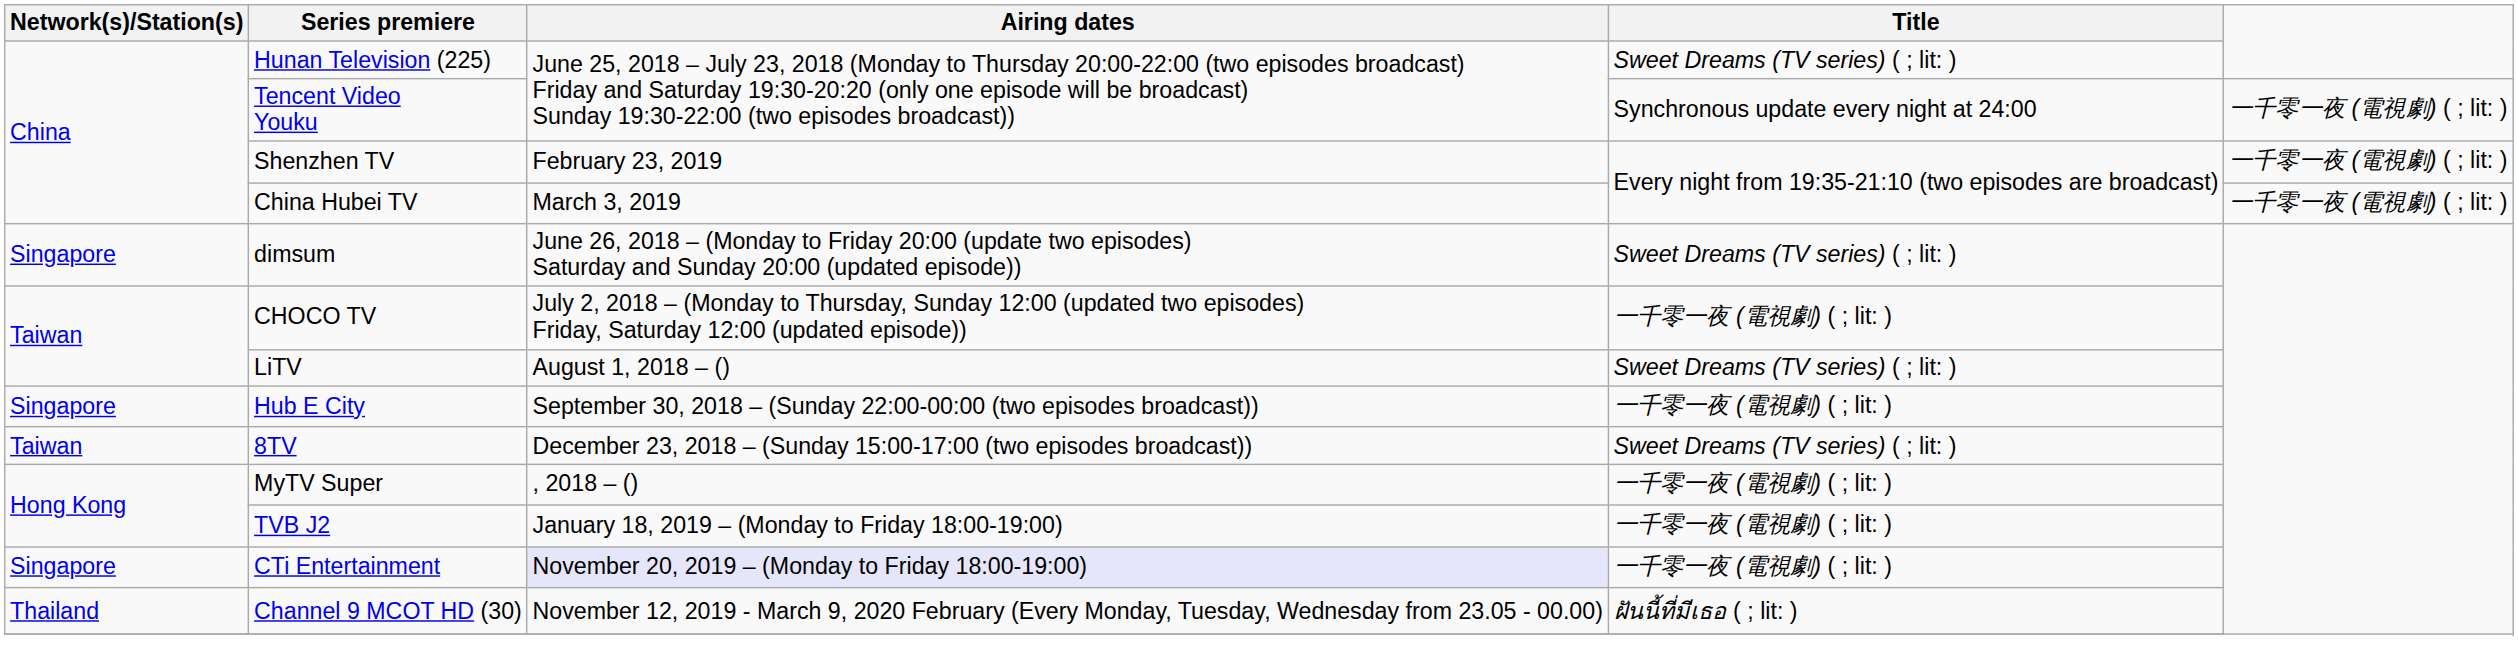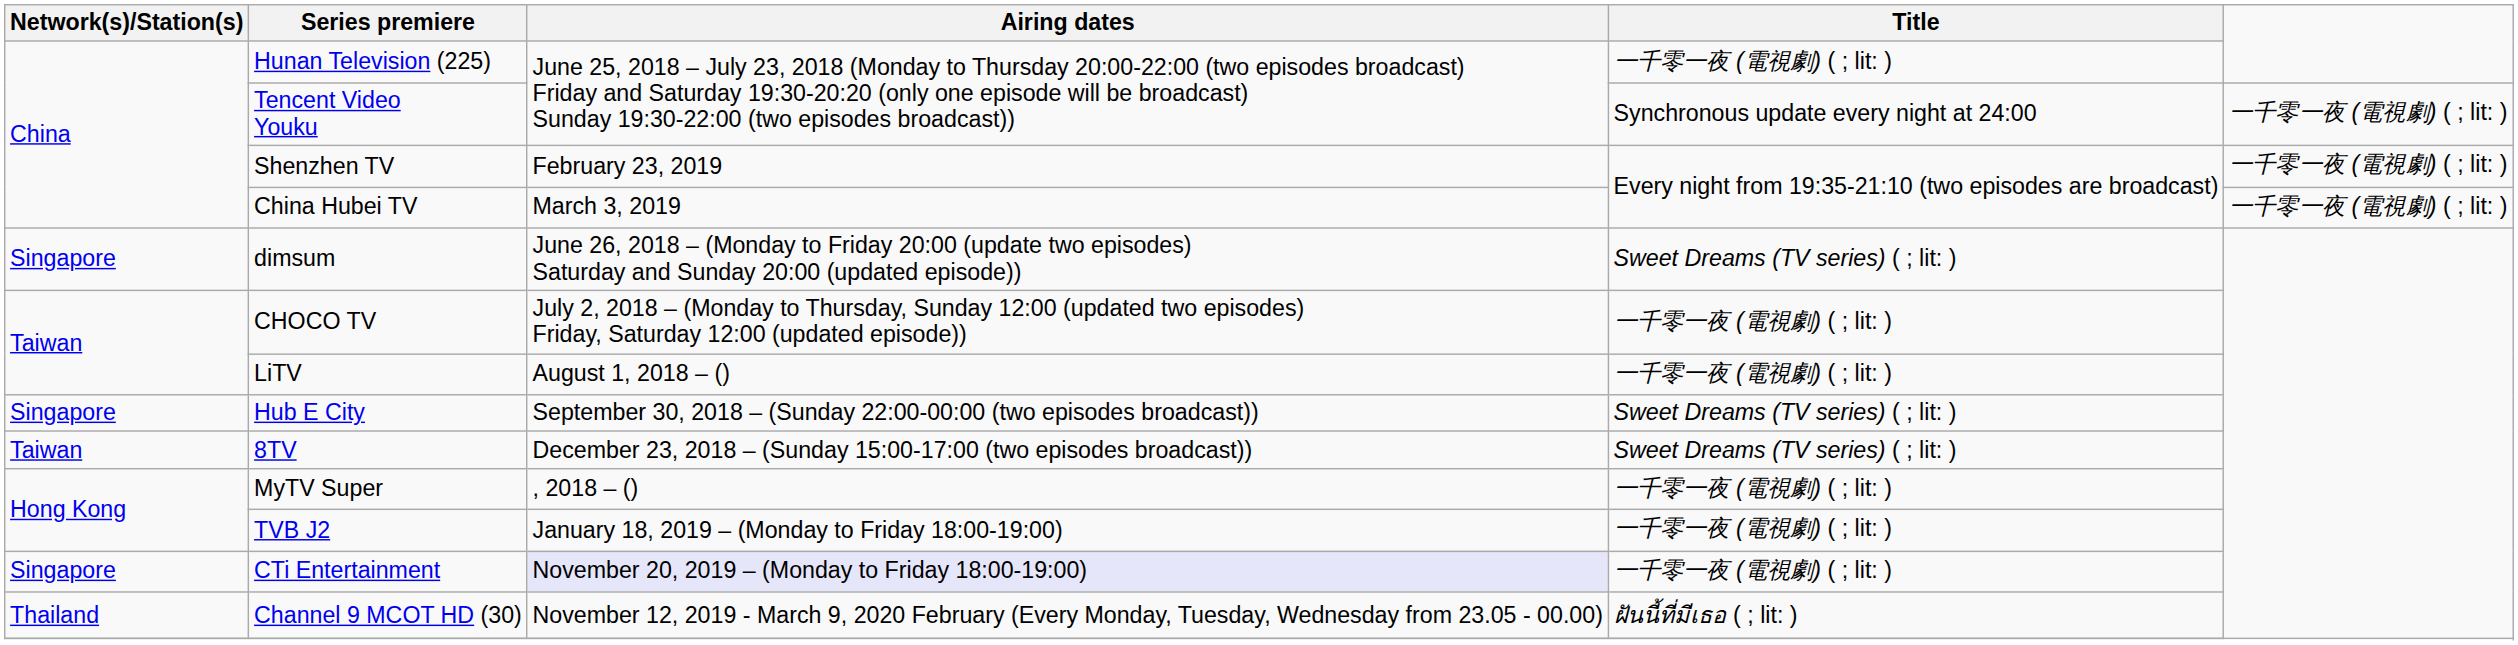(1785, 59) Sweet Dreams (TV series) ( ; lit: ) -> (1753, 61) 一千零一夜 (電視劇) ( ; lit: )
(1785, 367) Sweet Dreams (TV series) ( ; lit: ) -> (1753, 373) 一千零一夜 (電視劇) ( ; lit: )
(1753, 405) 一千零一夜 (電視劇) ( ; lit: ) -> (1785, 412) Sweet Dreams (TV series) ( ; lit: )
